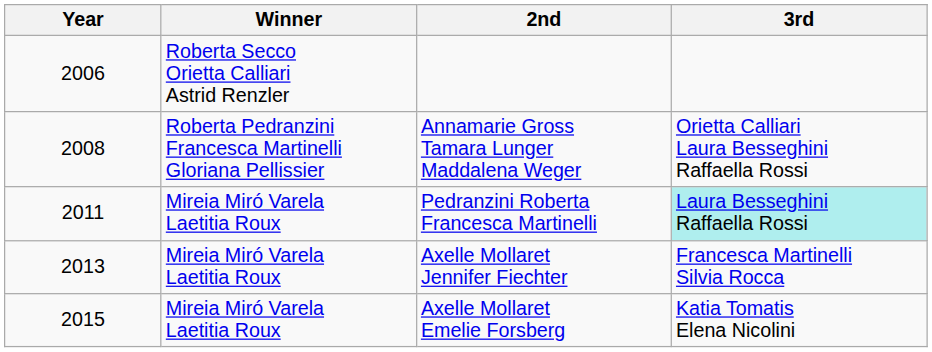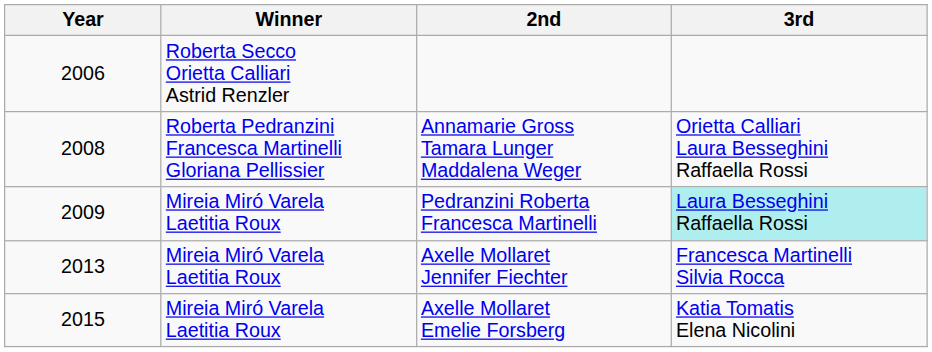(83, 213) 2011 -> (83, 213) 2009
